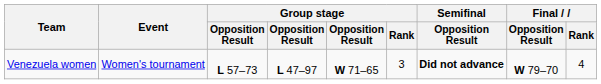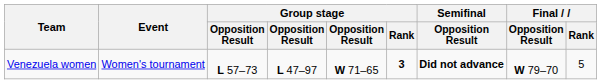(402, 65) normal -> (402, 65) bold
(581, 65) 4 -> (581, 65) 5
